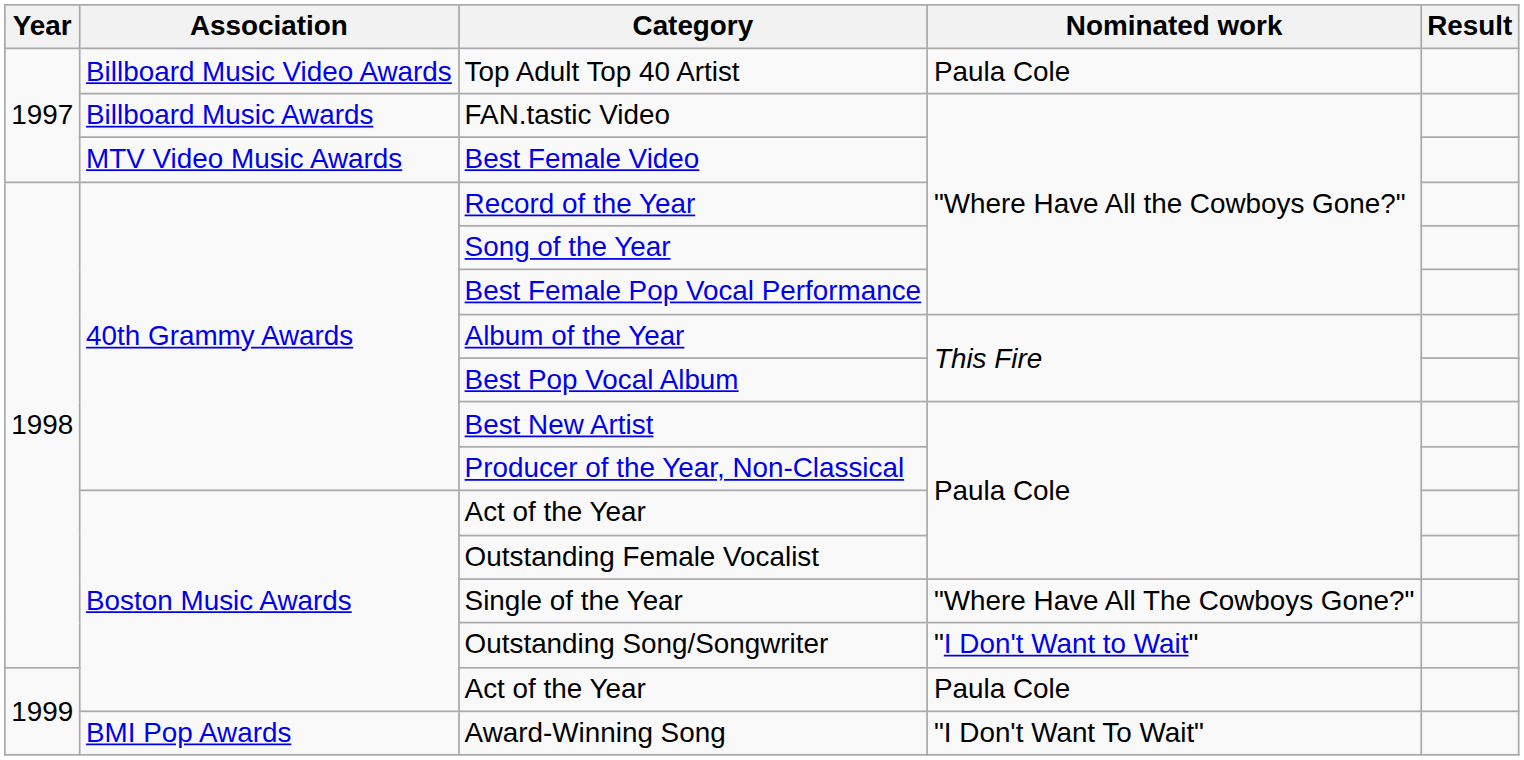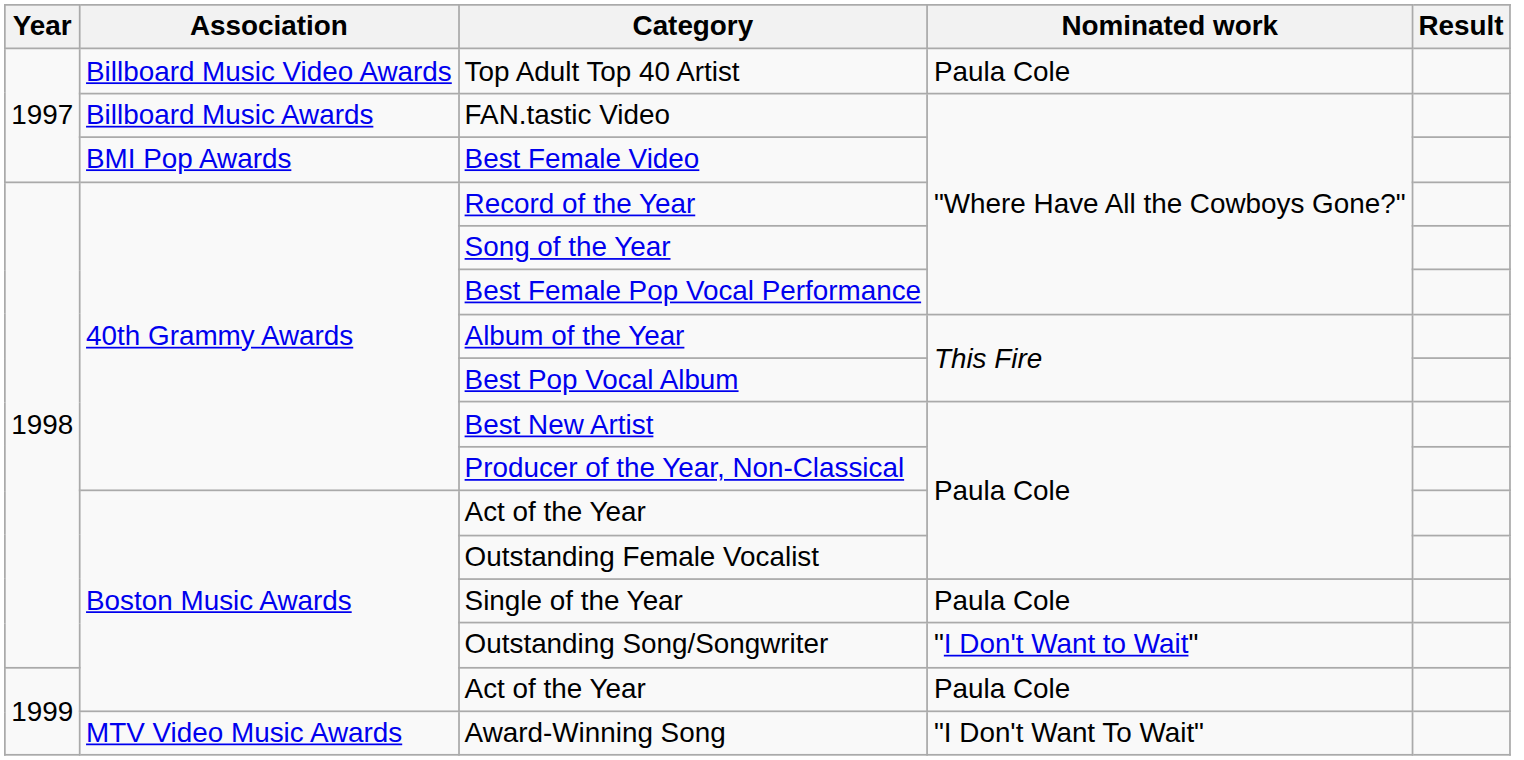(244, 159) MTV Video Music Awards -> (189, 159) BMI Pop Awards
(1174, 600) "Where Have All The Cowboys Gone?" -> (1002, 600) Paula Cole
(189, 733) BMI Pop Awards -> (244, 733) MTV Video Music Awards
